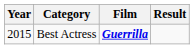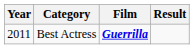(19, 34) 2015 -> (19, 34) 2011
